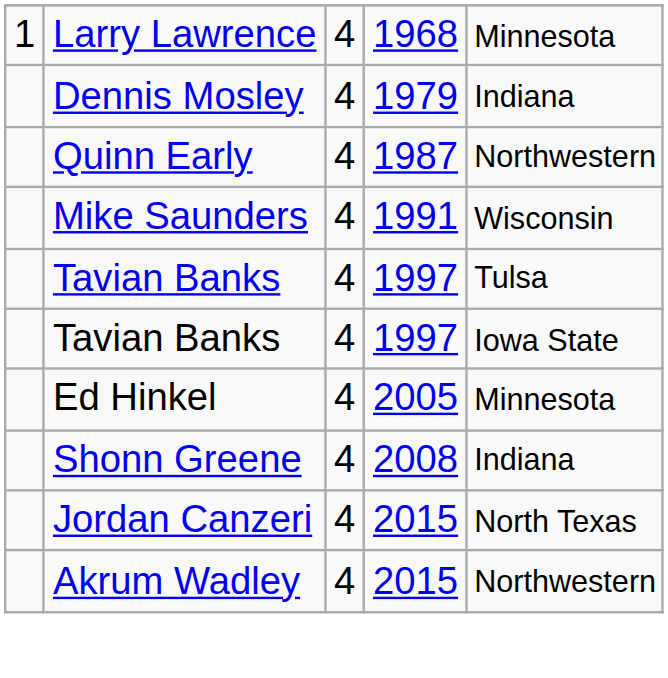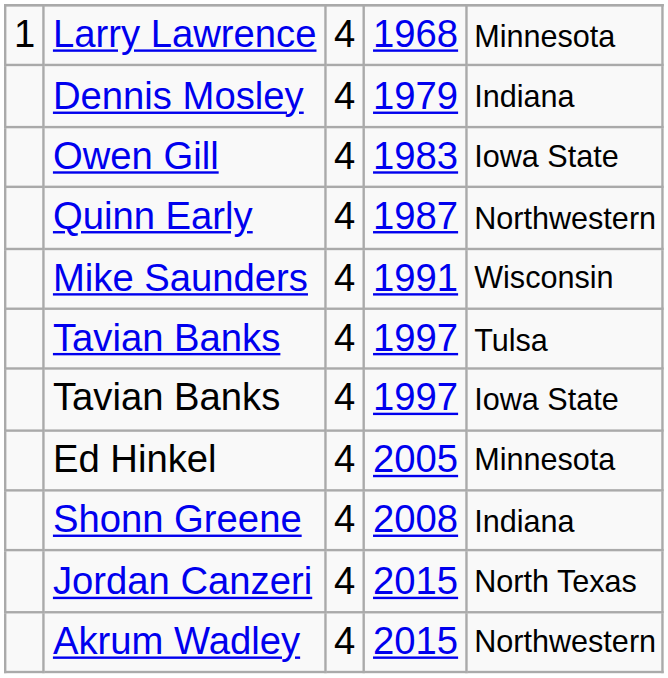+ row: (136, 156)
